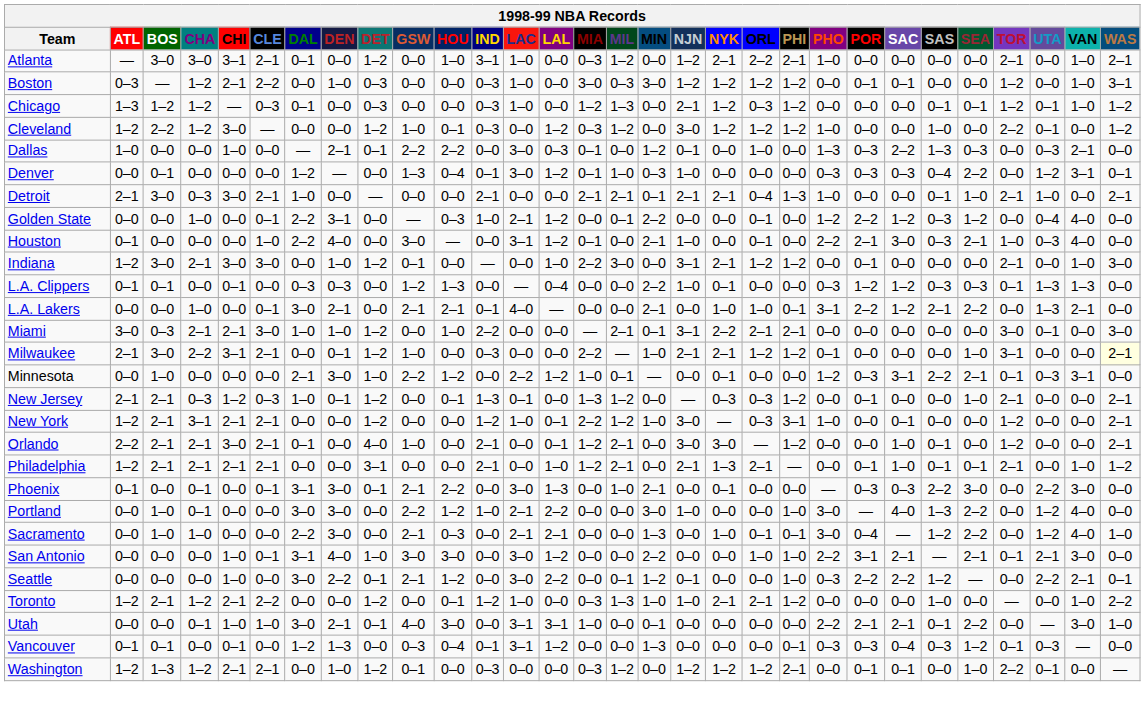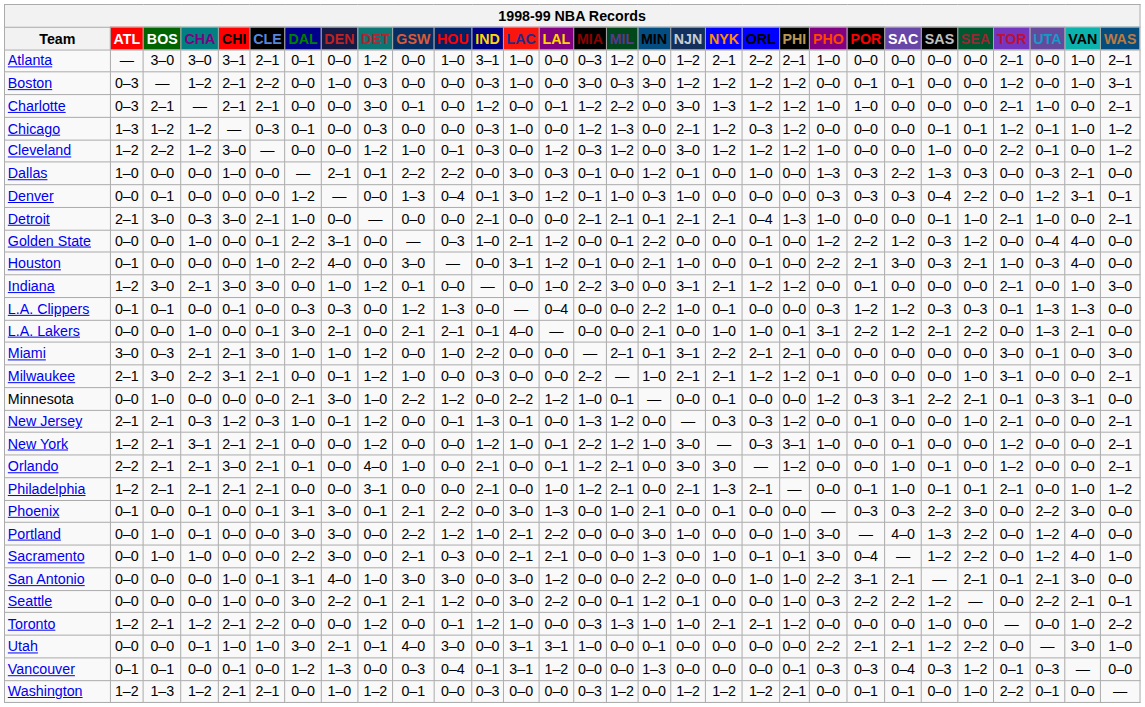+ row: (37, 106)
(1120, 354) lightyellow background -> (1120, 377) no background
(939, 624) 0–1 -> (939, 647) 1–2
